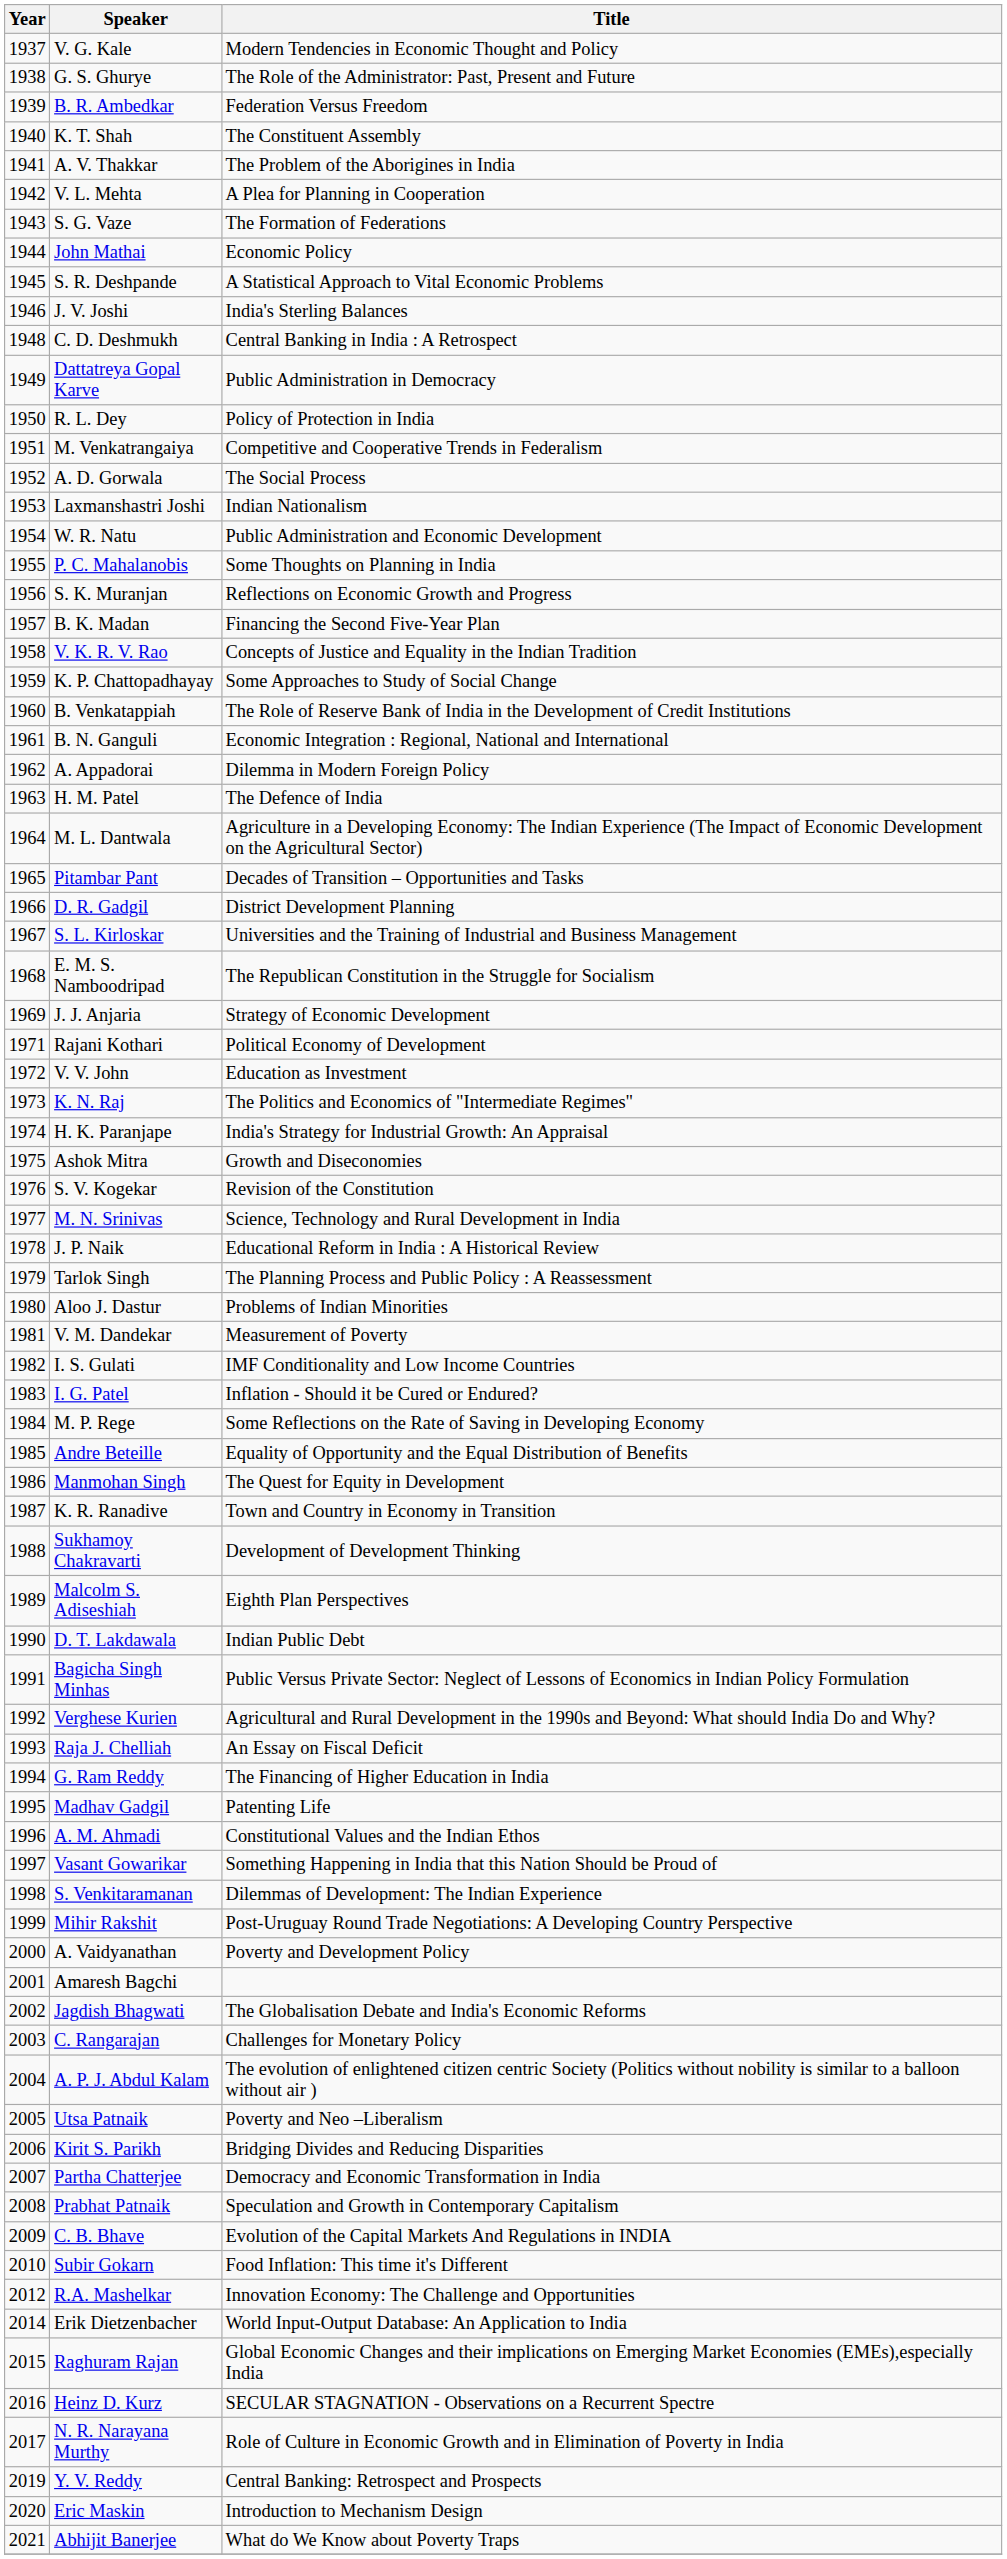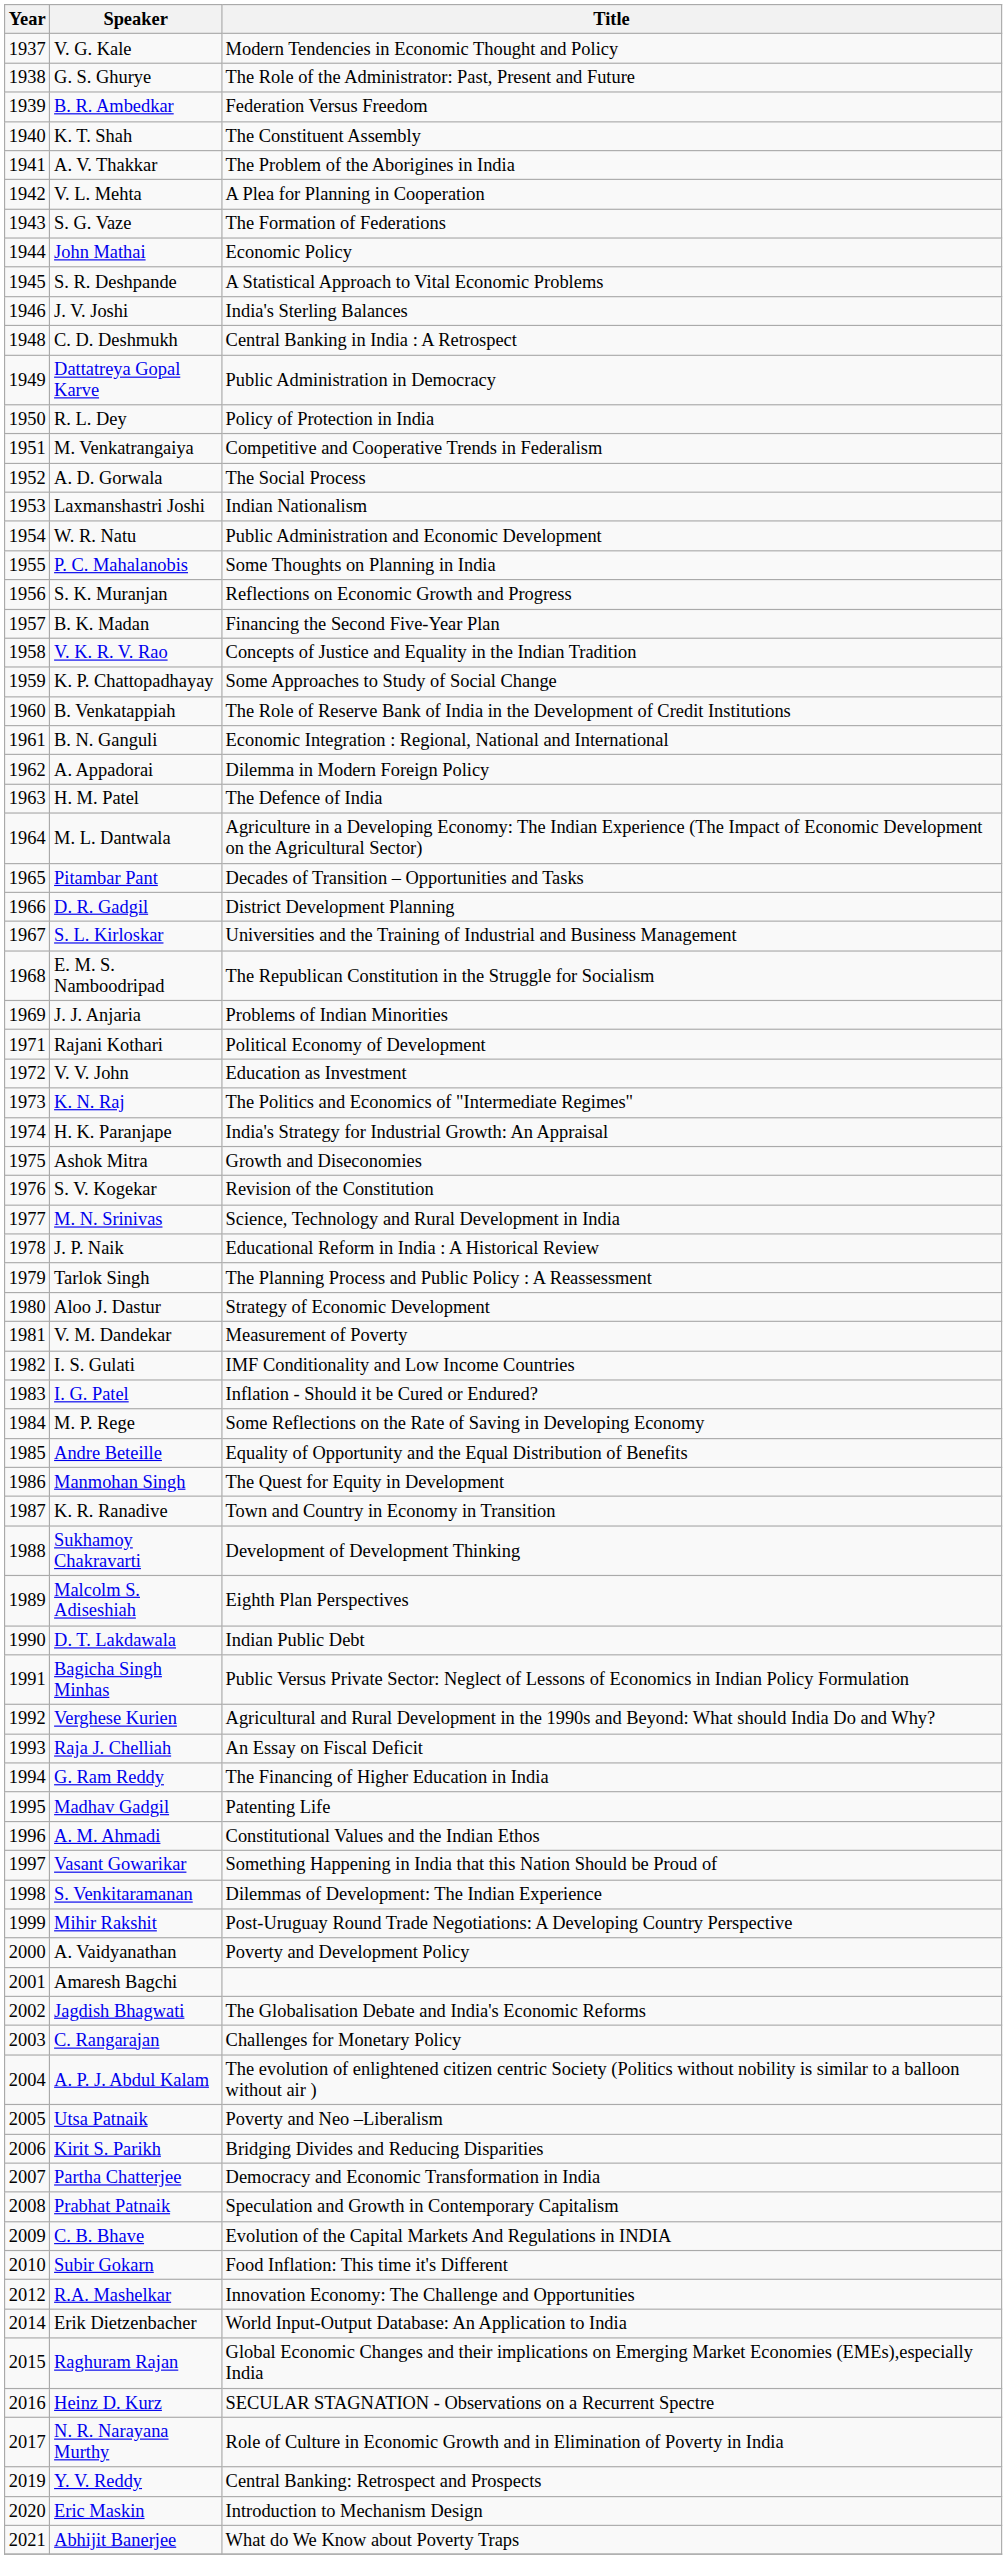(358, 1014) Strategy of Economic Development -> (337, 1014) Problems of Indian Minorities
(337, 1306) Problems of Indian Minorities -> (358, 1306) Strategy of Economic Development
